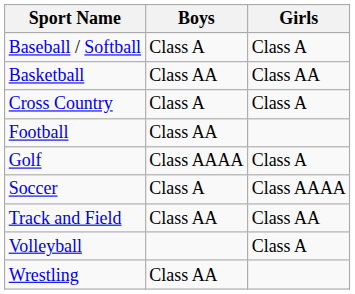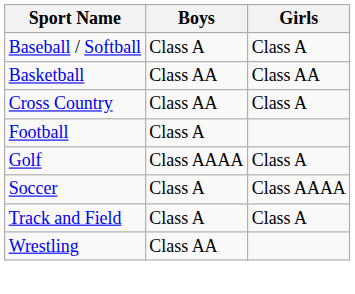(177, 103) Class A -> (183, 103) Class AA
(183, 132) Class AA -> (177, 132) Class A
(183, 217) Class AA -> (177, 217) Class A
(286, 217) Class AA -> (279, 217) Class A
- row: (45, 246)
